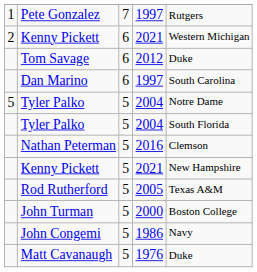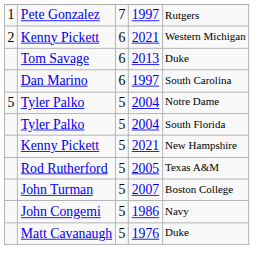(149, 59) 2012 -> (145, 59) 2013
- row: (11, 146)
(149, 211) 2000 -> (145, 189) 2007
